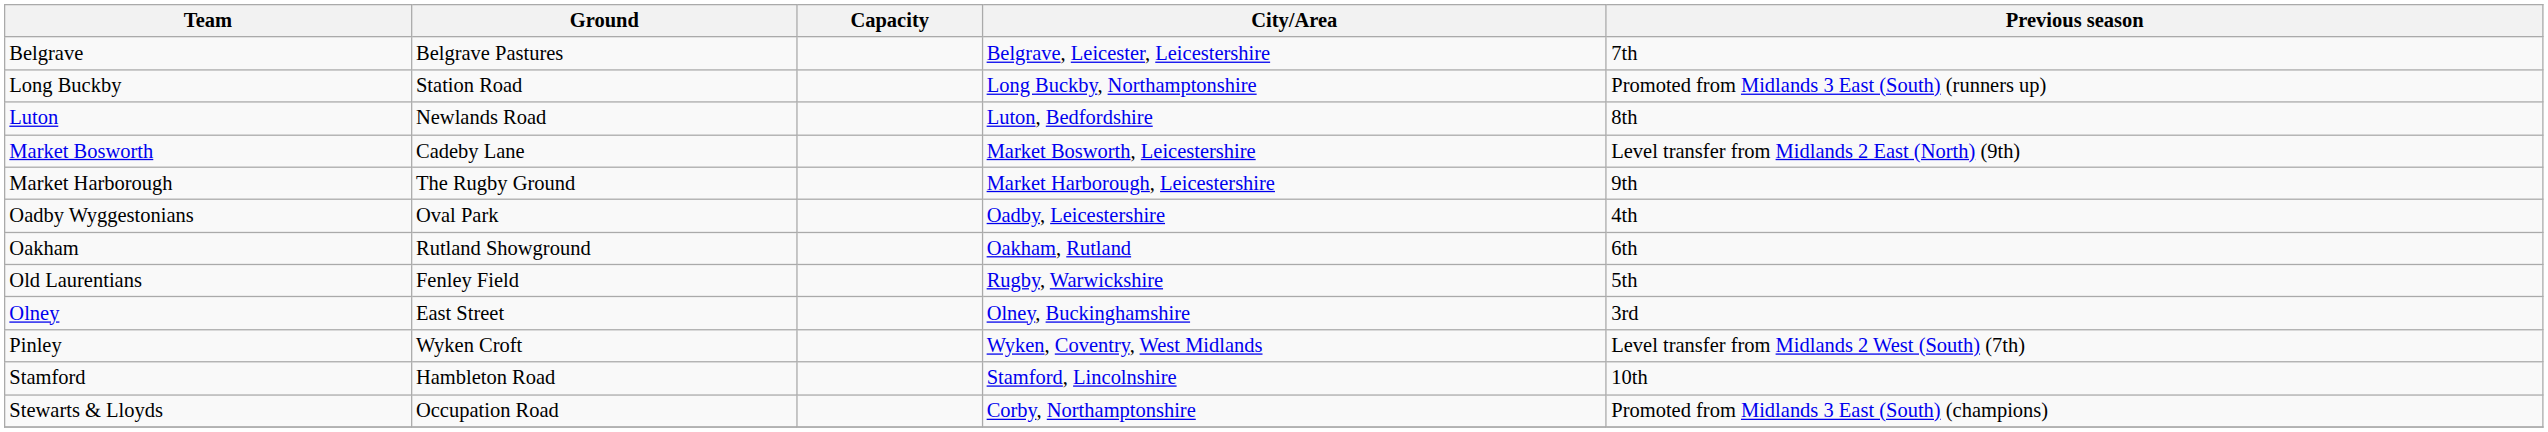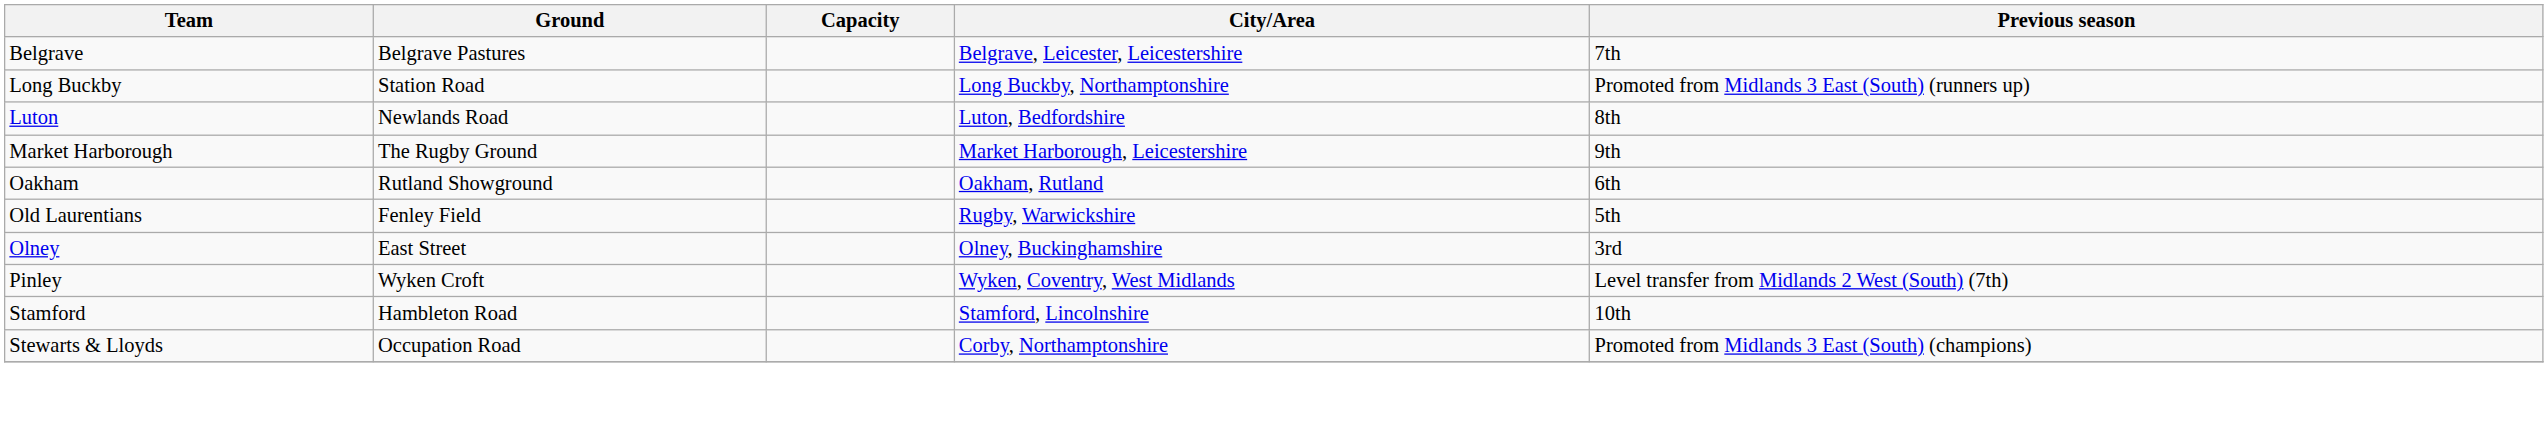- row: (81, 150)
- row: (102, 215)
